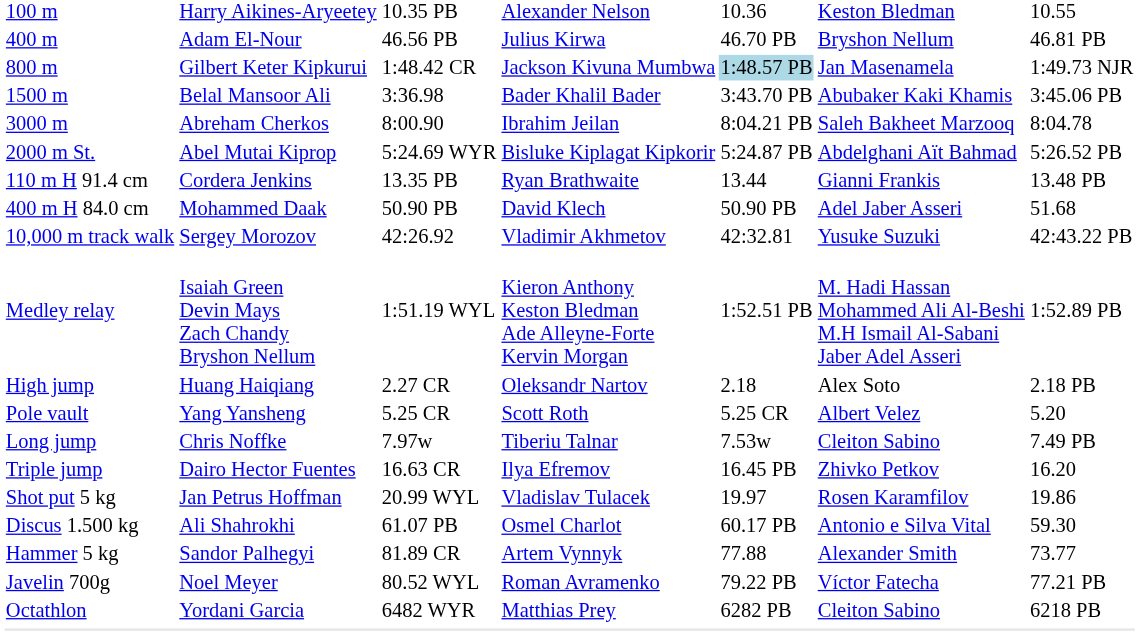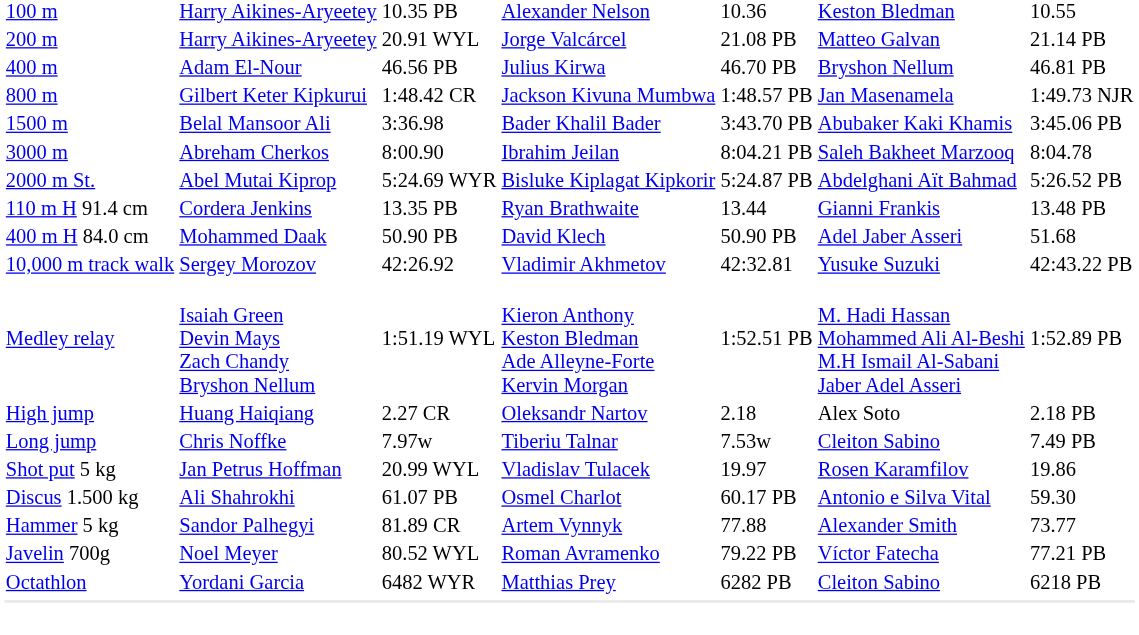+ row: (32, 39)
(767, 67) lightblue background -> (767, 95) no background
- row: (47, 413)
- row: (54, 469)
